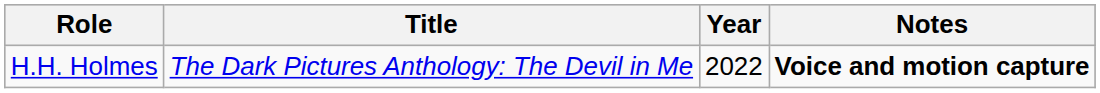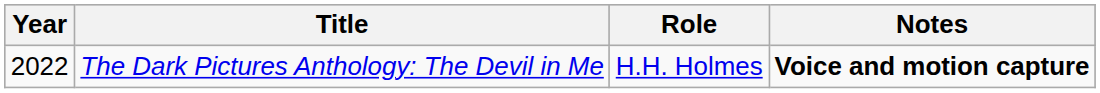columns swapped: (734, 25) <-> (84, 25)
